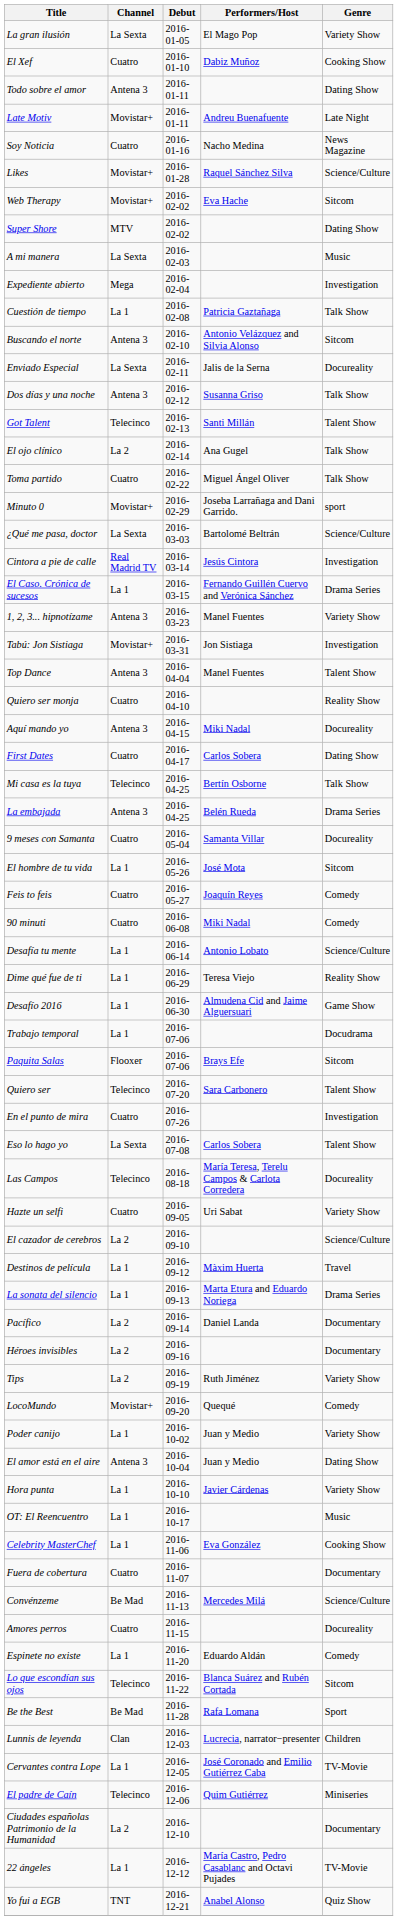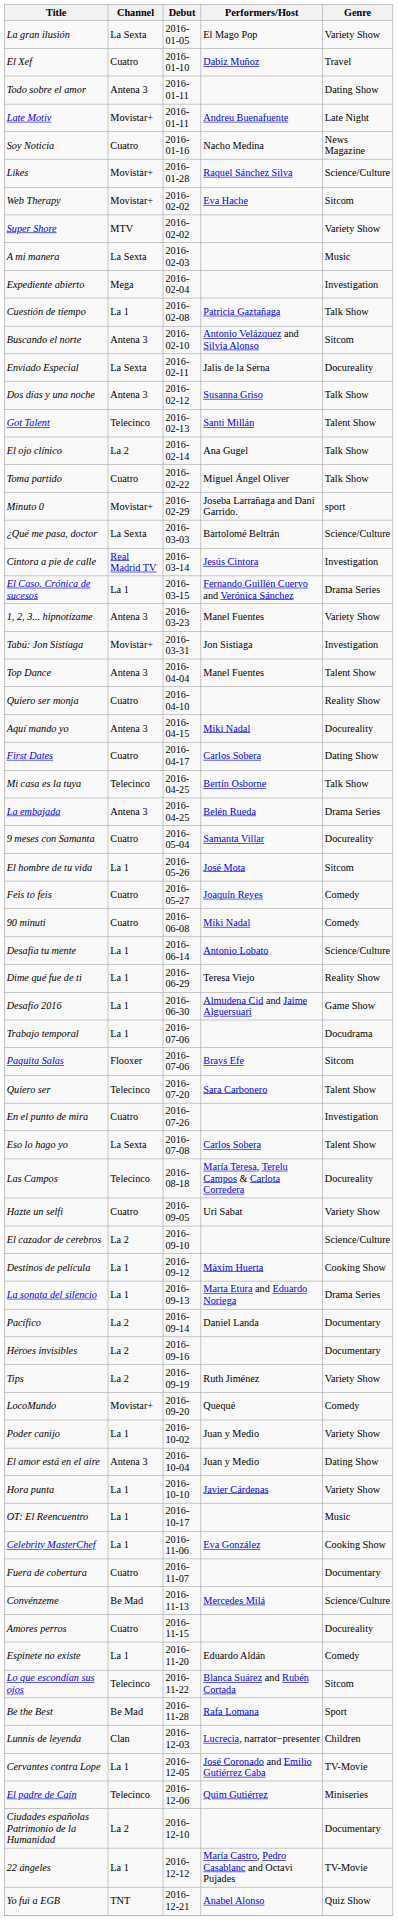(355, 62) Cooking Show -> (338, 62) Travel
(352, 228) Dating Show -> (352, 228) Variety Show
(338, 1267) Travel -> (355, 1267) Cooking Show
